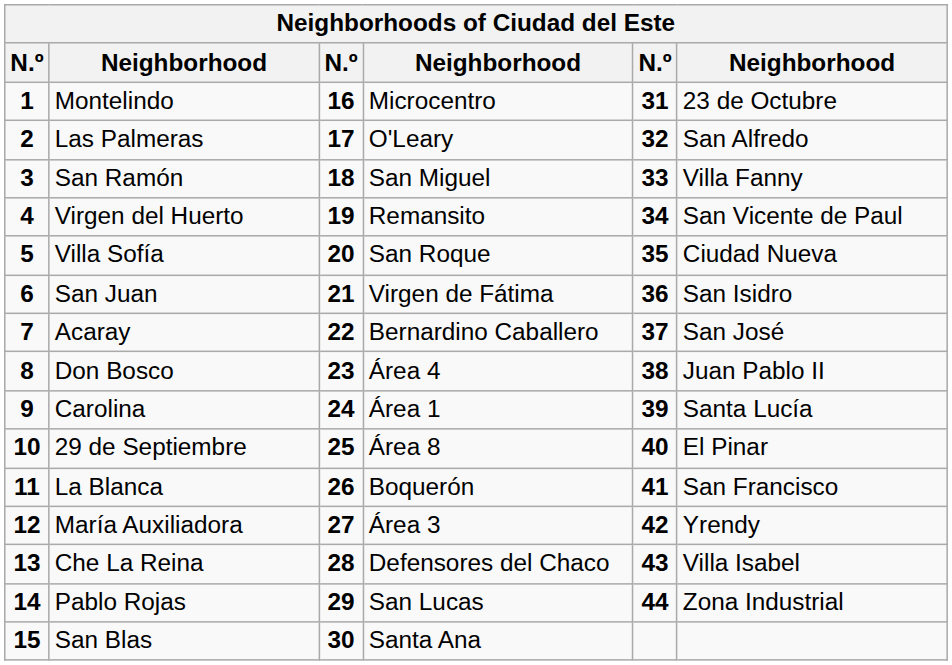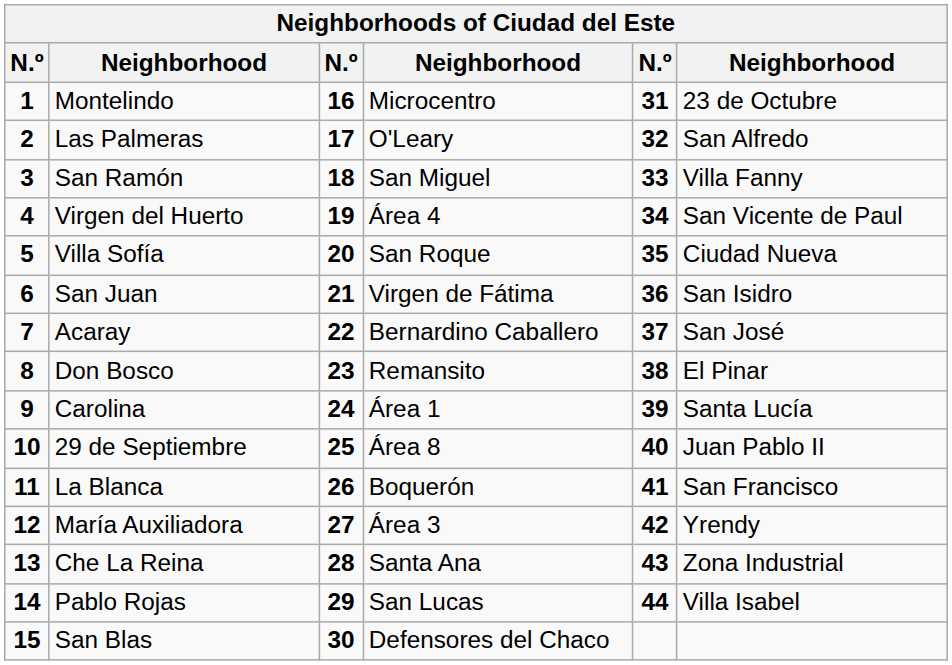(427, 216) Remansito -> (405, 216) Área 4
(405, 370) Área 4 -> (427, 370) Remansito
(754, 370) Juan Pablo II -> (725, 370) El Pinar
(725, 448) El Pinar -> (754, 448) Juan Pablo II
(489, 563) Defensores del Chaco -> (425, 563) Santa Ana
(741, 563) Villa Isabel -> (763, 563) Zona Industrial
(763, 602) Zona Industrial -> (741, 602) Villa Isabel
(425, 640) Santa Ana -> (489, 640) Defensores del Chaco
